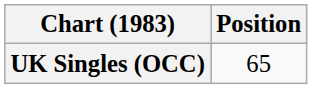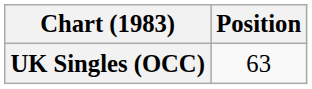(259, 63) 65 -> (259, 63) 63
